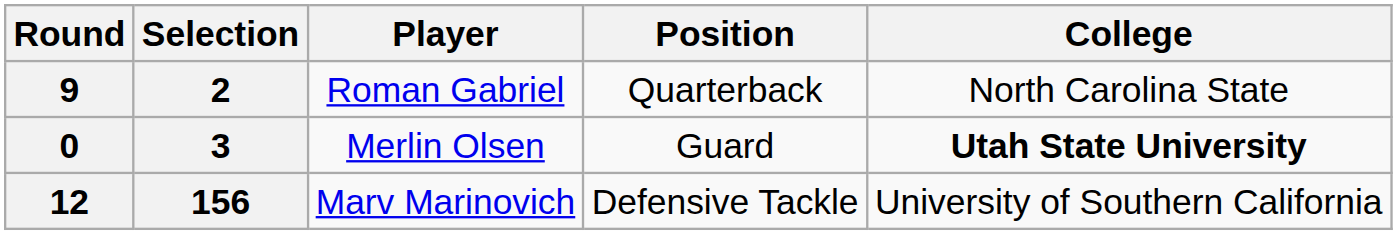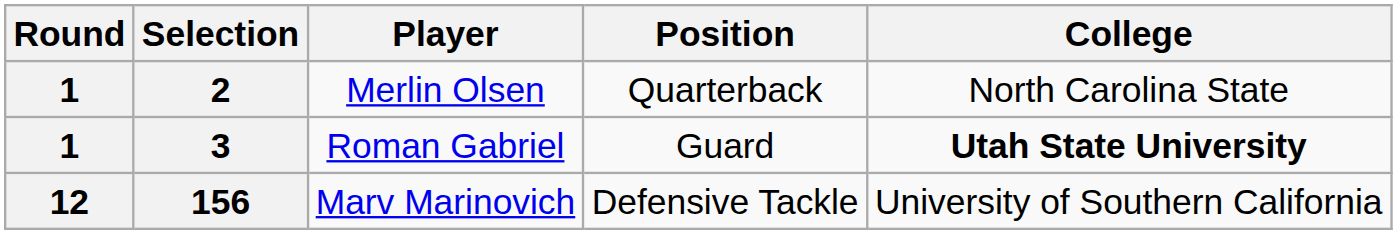(69, 89) 9 -> (69, 89) 1
(445, 89) Roman Gabriel -> (445, 89) Merlin Olsen
(69, 146) 0 -> (69, 146) 1
(445, 146) Merlin Olsen -> (445, 146) Roman Gabriel
